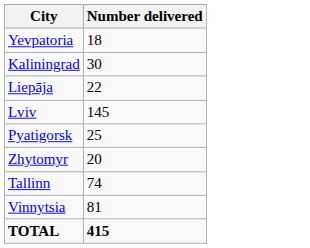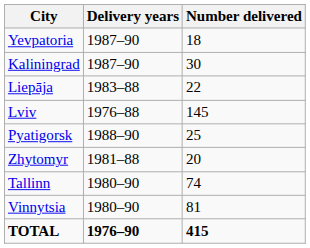+ column: (133, 16)
